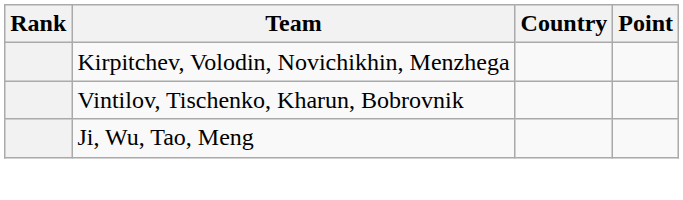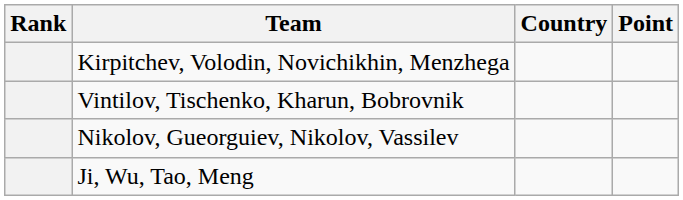+ row: (268, 137)
